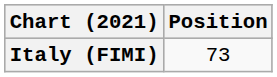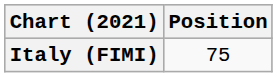(218, 55) 73 -> (218, 55) 75
